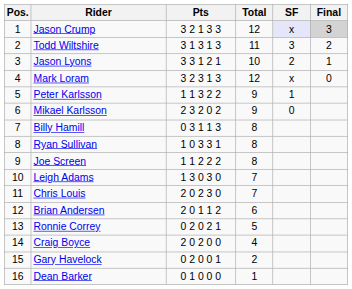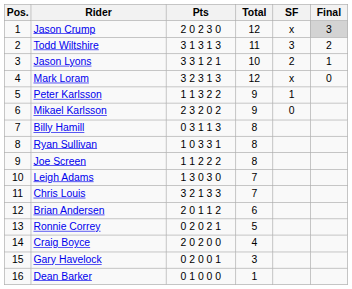(201, 29) 3 2 1 3 3 -> (201, 29) 2 0 2 3 0
(292, 29) lavender background -> (292, 29) no background
(201, 194) 2 0 2 3 0 -> (201, 194) 3 2 1 3 3
(254, 260) 2 -> (254, 260) 3
